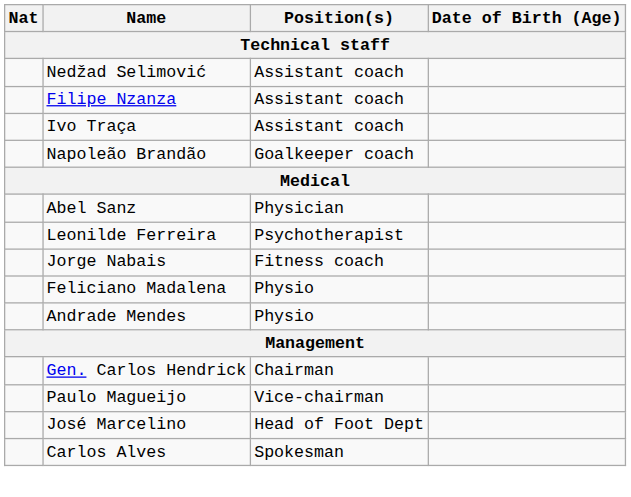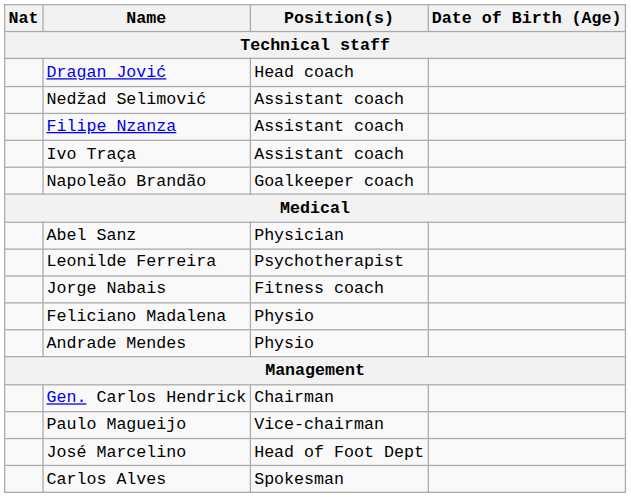+ row: (106, 72)
